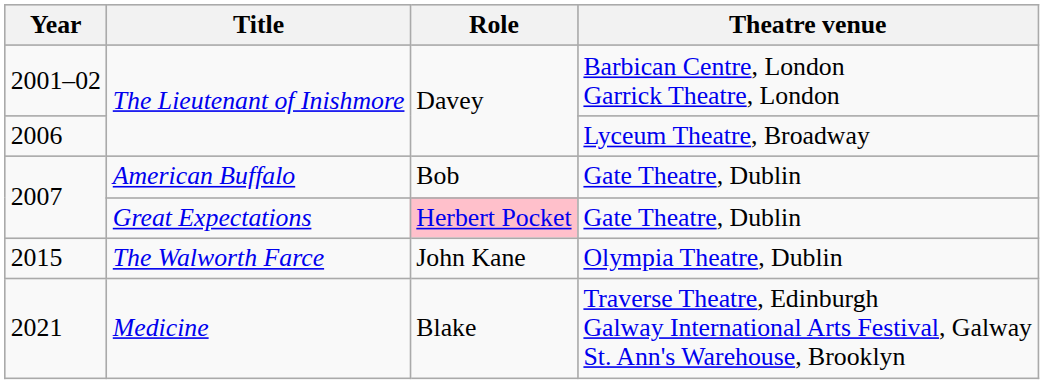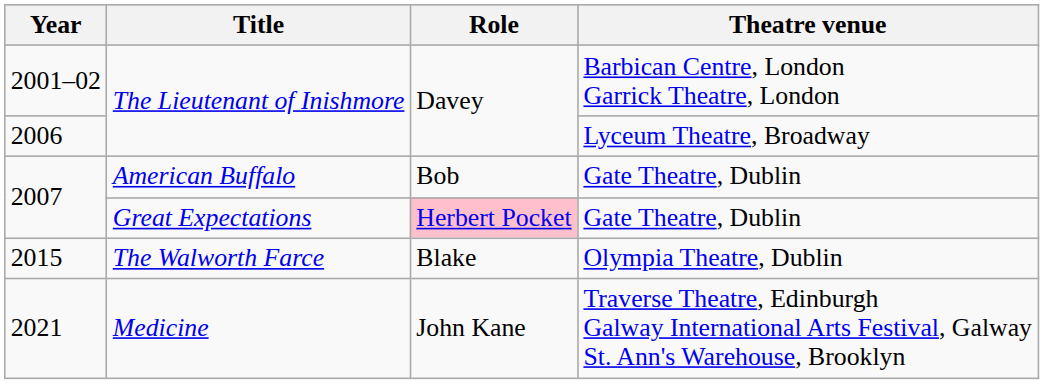(471, 258) John Kane -> (446, 258) Blake
(446, 328) Blake -> (471, 328) John Kane
